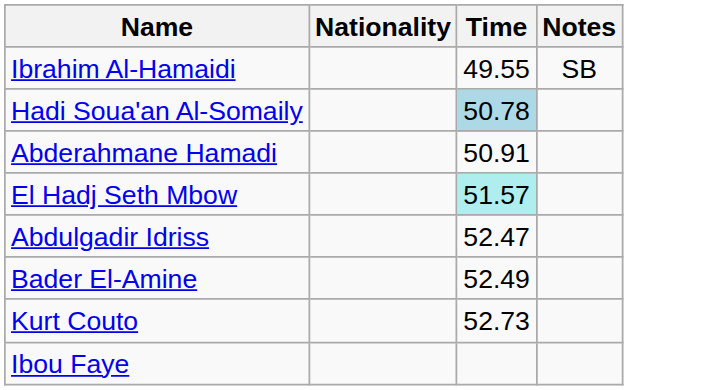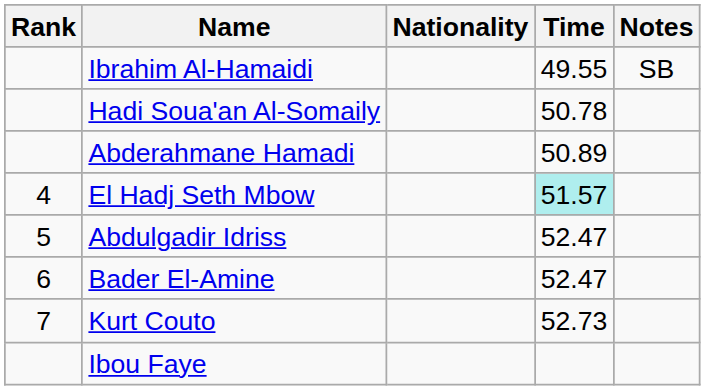+ column: (44, 26)
(497, 110) lightblue background -> (574, 110) no background
(497, 152) 50.91 -> (574, 152) 50.89
(497, 279) 52.49 -> (574, 279) 52.47
